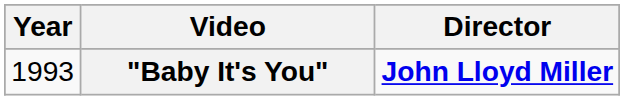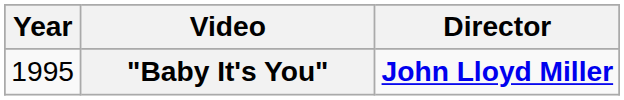(43, 71) 1993 -> (43, 71) 1995
